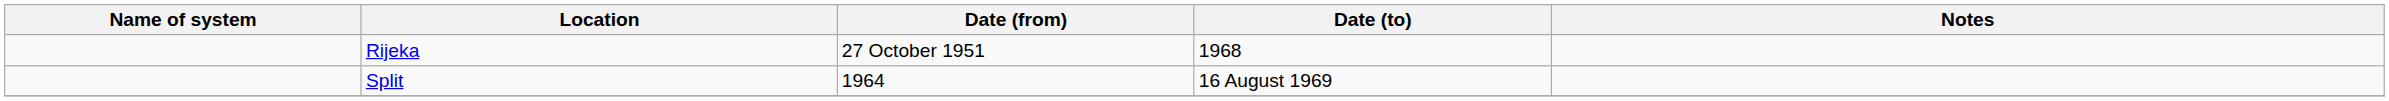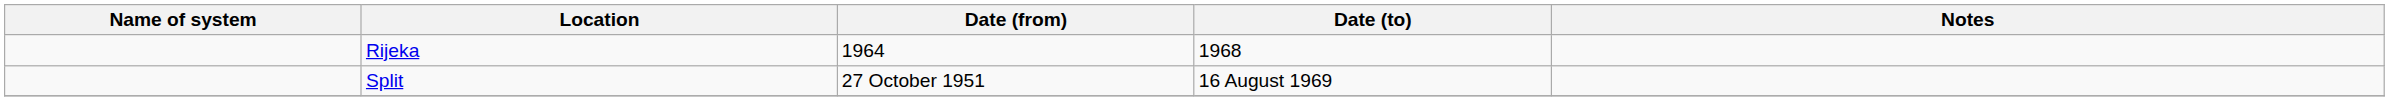(913, 50) 27 October 1951 -> (863, 50) 1964
(863, 80) 1964 -> (913, 80) 27 October 1951
